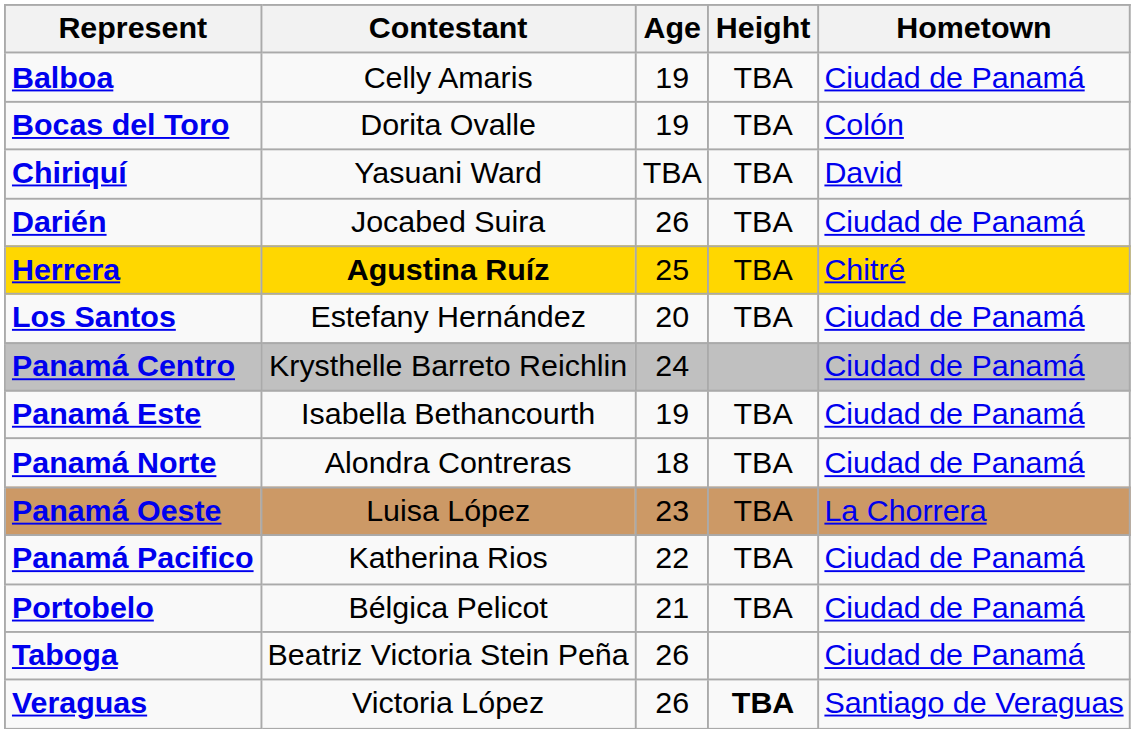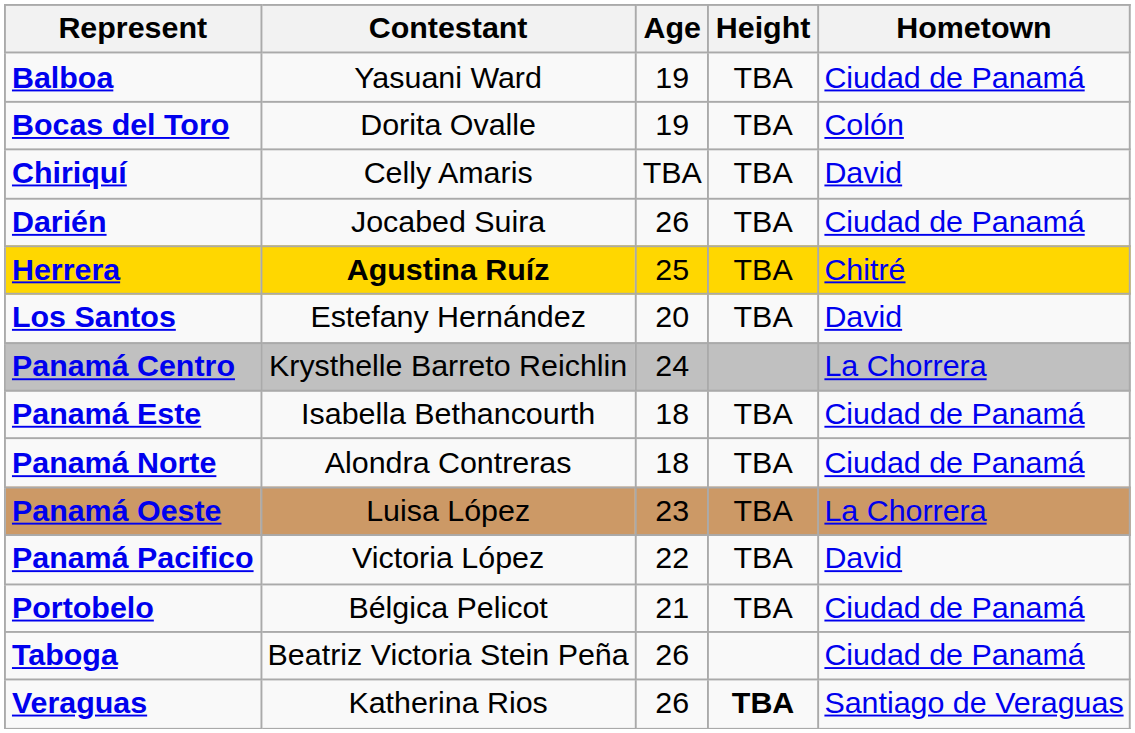(448, 76) Celly Amaris -> (448, 76) Yasuani Ward
(448, 173) Yasuani Ward -> (448, 173) Celly Amaris
(955, 317) Ciudad de Panamá -> (863, 317) David
(955, 366) Ciudad de Panamá -> (906, 366) La Chorrera
(672, 414) 19 -> (672, 414) 18
(448, 558) Katherina Rios -> (448, 558) Victoria López
(955, 558) Ciudad de Panamá -> (863, 558) David
(448, 703) Victoria López -> (448, 703) Katherina Rios
